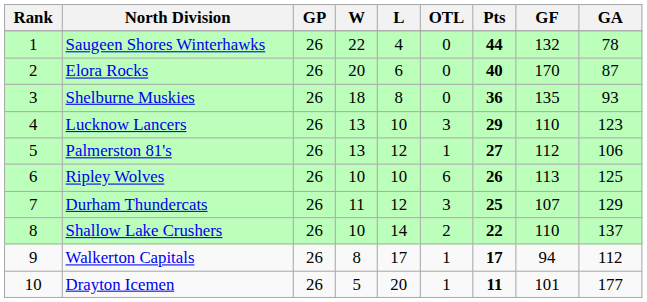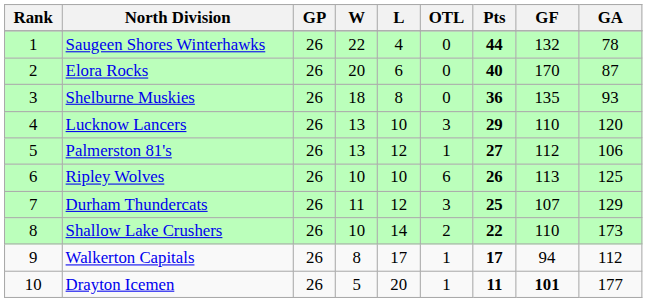(610, 124) 123 -> (610, 124) 120
(610, 230) 137 -> (610, 230) 173
(547, 284) normal -> (547, 284) bold
